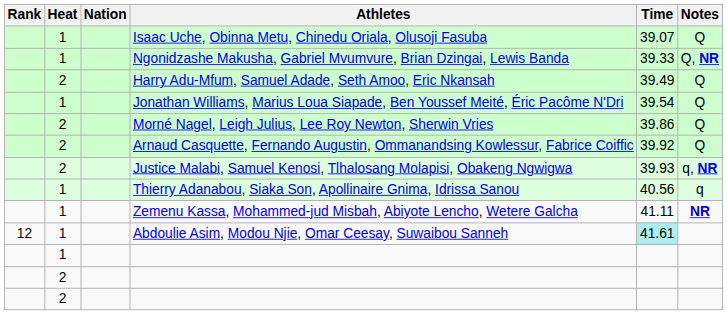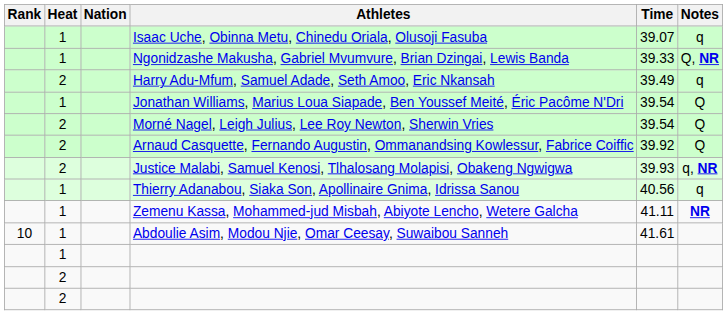(700, 37) Q -> (700, 37) q
(700, 80) Q -> (700, 80) q
(657, 124) 39.86 -> (657, 124) 39.54
(24, 233) 12 -> (24, 233) 10
(657, 233) paleturquoise background -> (657, 233) no background
